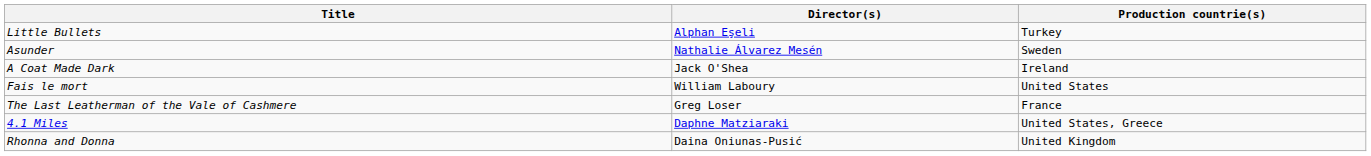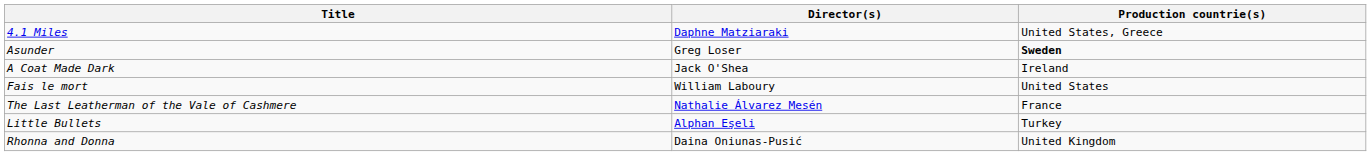rows swapped: (37, 123) <-> (54, 32)
(748, 50) Nathalie Álvarez Mesén -> (708, 50) Greg Loser
(1041, 50) normal -> (1041, 50) bold
(708, 105) Greg Loser -> (748, 105) Nathalie Álvarez Mesén
